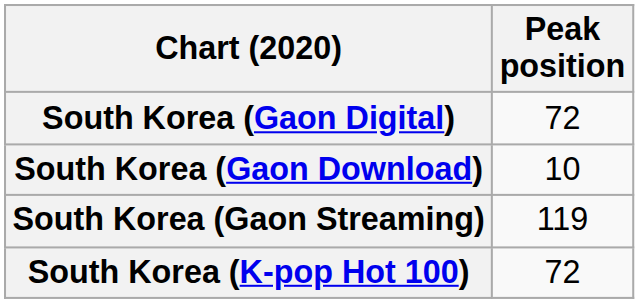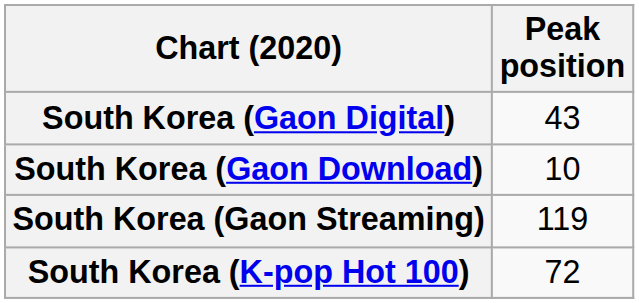(562, 117) 72 -> (562, 117) 43
